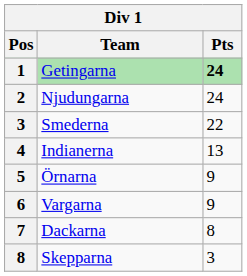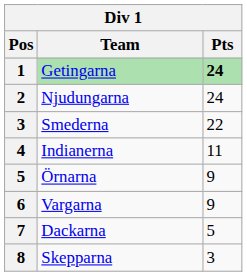(215, 151) 13 -> (215, 151) 11
(211, 230) 8 -> (211, 230) 5
